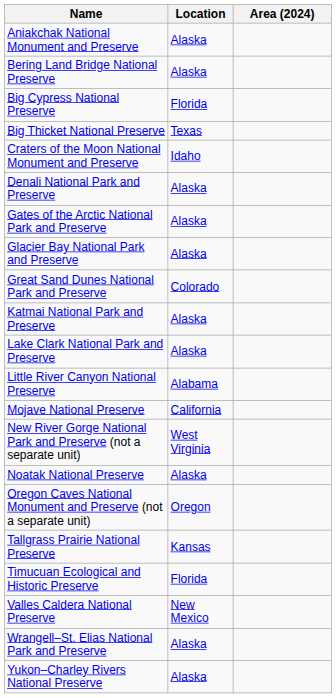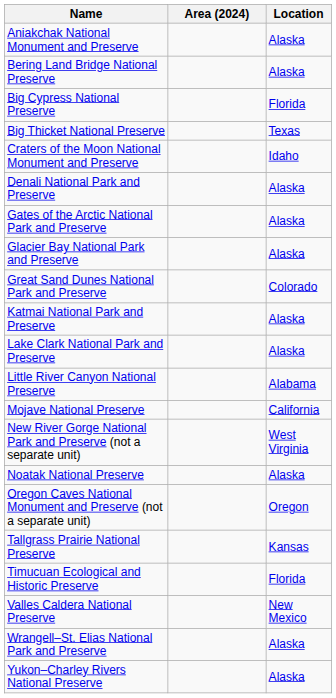columns swapped: (200, 14) <-> (282, 14)
